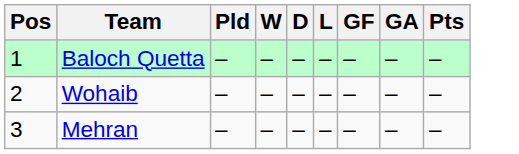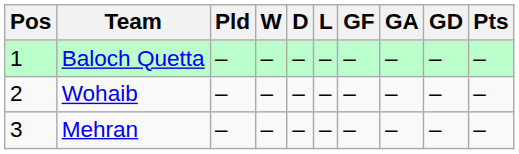+ column: (446, 22)
